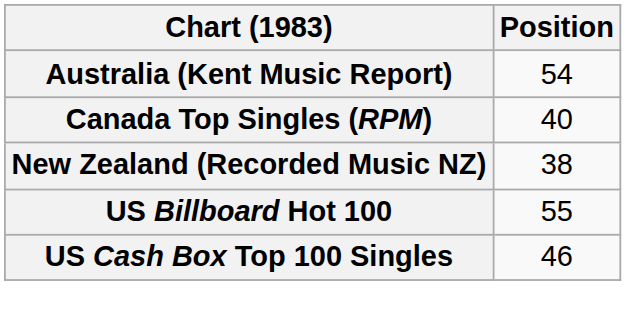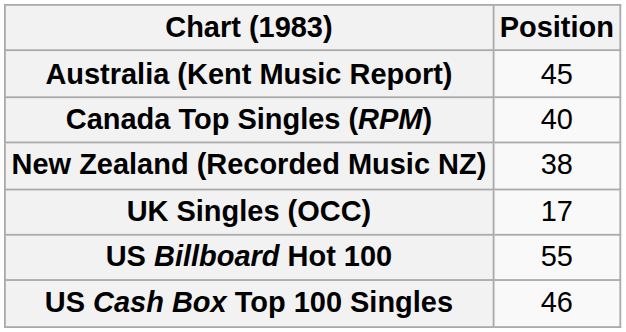(557, 73) 54 -> (557, 73) 45
+ row: (249, 211)
